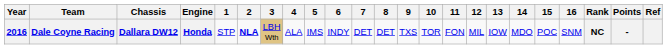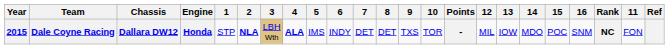columns swapped: (455, 12) <-> (627, 12)
(17, 32) 2016 -> (17, 32) 2015
(294, 32) normal -> (294, 32) bold
